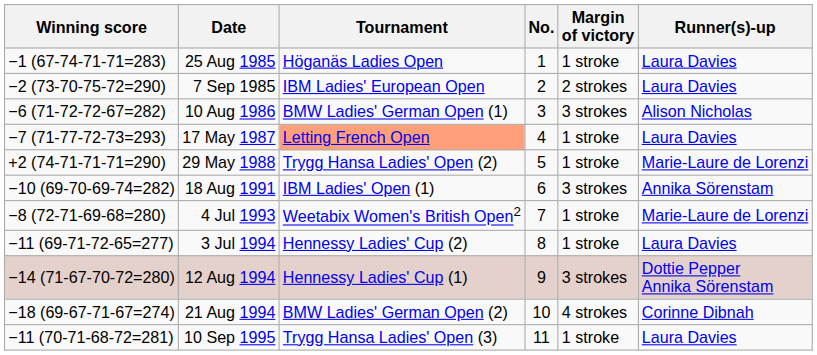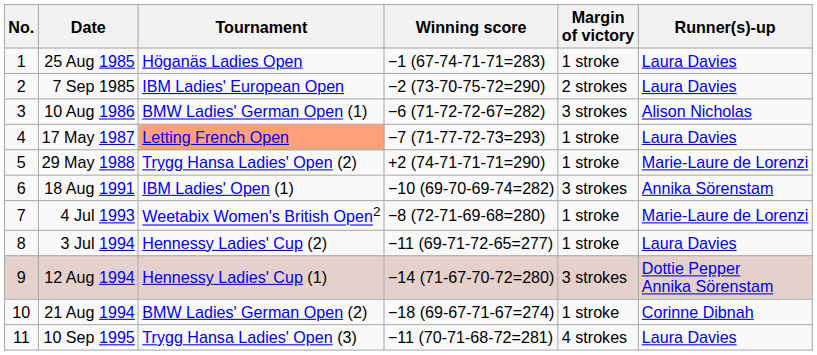columns swapped: (541, 26) <-> (92, 26)
(595, 312) 4 strokes -> (590, 312) 1 stroke
(590, 337) 1 stroke -> (595, 337) 4 strokes
